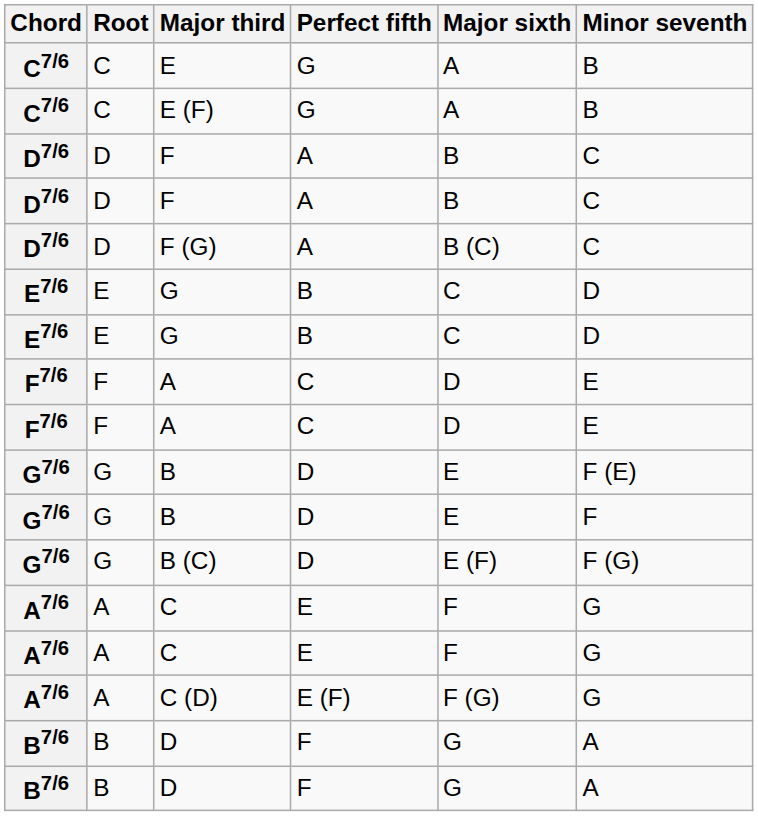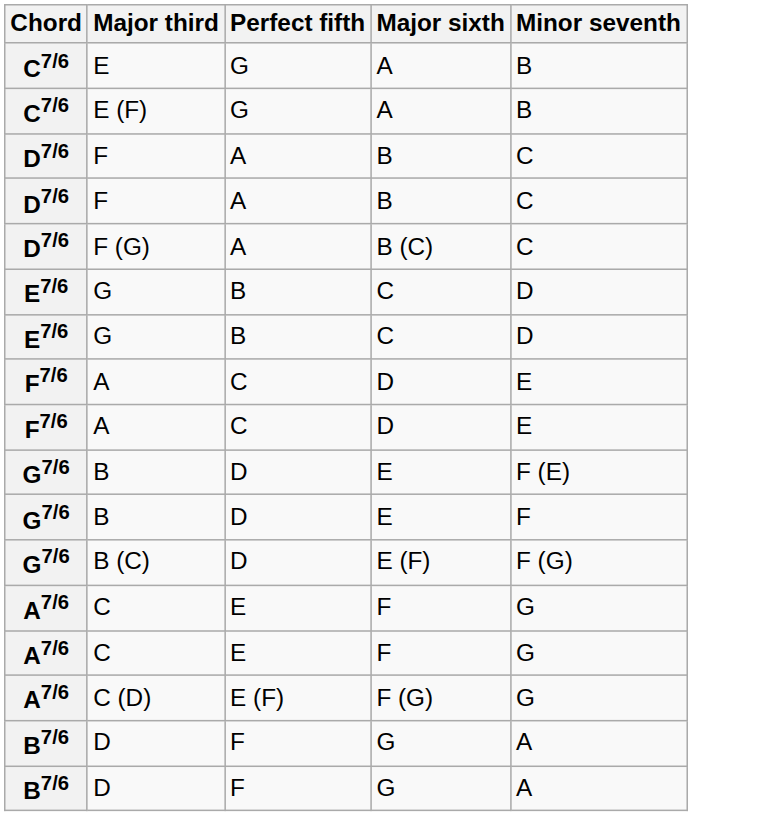- column: (121, 23)
